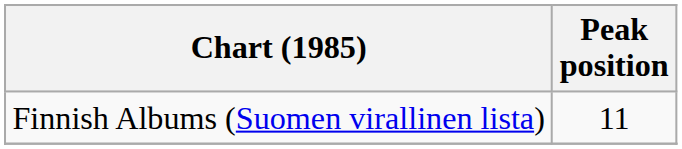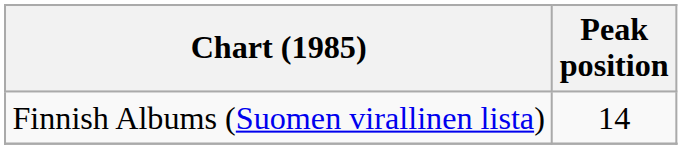(614, 117) 11 -> (614, 117) 14
